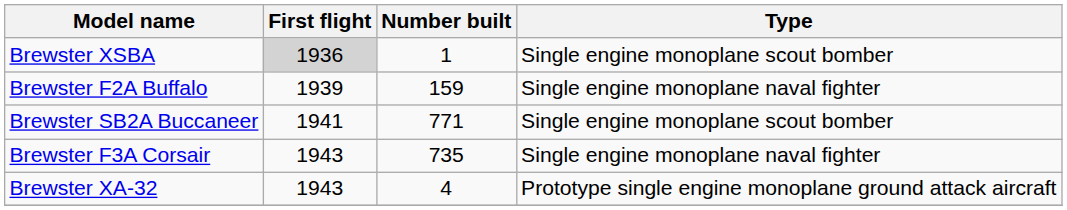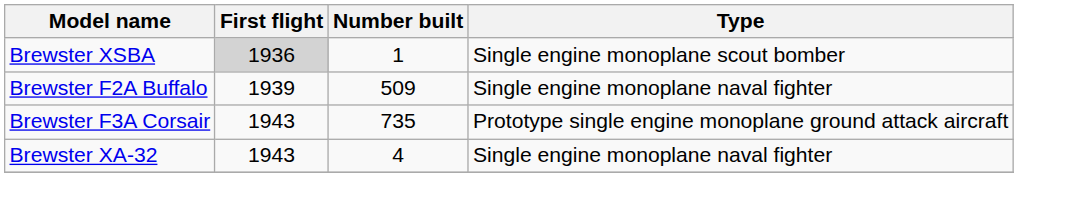(446, 88) 159 -> (398, 88) 509
- row: (134, 121)
(701, 155) Single engine monoplane naval fighter -> (741, 121) Prototype single engine monoplane ground attack aircraft
(789, 188) Prototype single engine monoplane ground attack aircraft -> (653, 155) Single engine monoplane naval fighter
